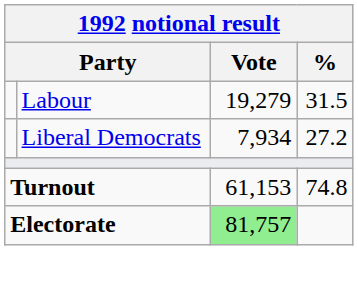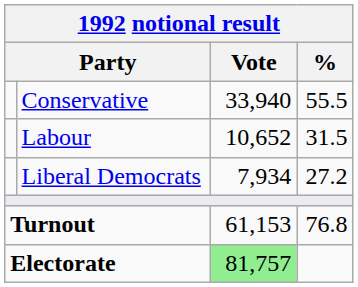+ row: (85, 99)
(258, 99) 19,279 -> (258, 137) 10,652
(326, 186) 74.8 -> (326, 224) 76.8
